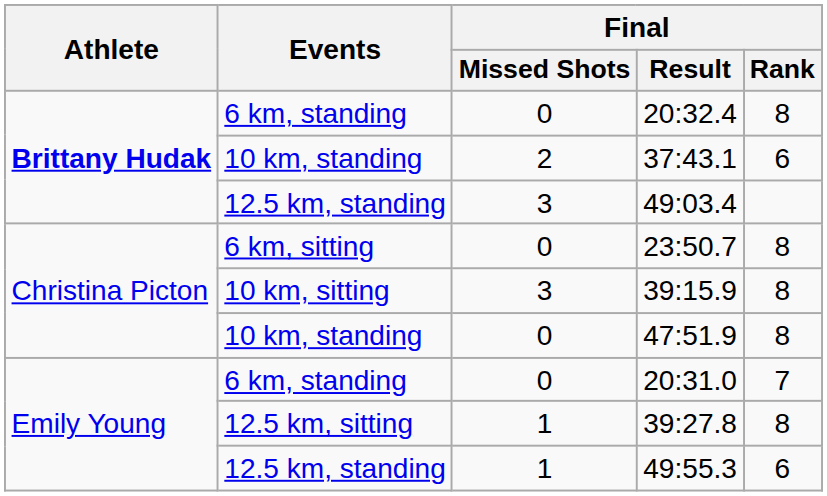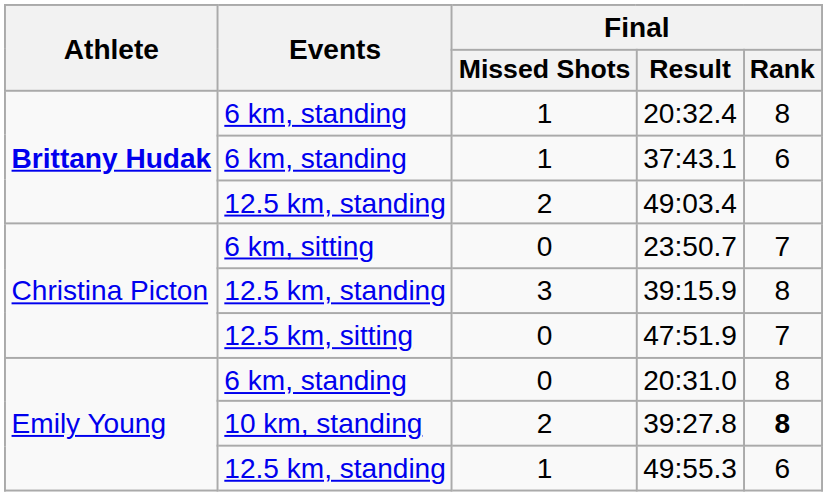(545, 114) 0 -> (545, 114) 1
(323, 158) 10 km, standing -> (316, 158) 6 km, standing
(545, 158) 2 -> (545, 158) 1
(545, 202) 3 -> (545, 202) 2
(782, 247) 8 -> (782, 247) 7
(307, 291) 10 km, sitting -> (335, 291) 12.5 km, standing
(323, 336) 10 km, standing -> (319, 336) 12.5 km, sitting
(782, 336) 8 -> (782, 336) 7
(782, 380) 7 -> (782, 380) 8
(319, 424) 12.5 km, sitting -> (323, 424) 10 km, standing
(545, 424) 1 -> (545, 424) 2
(782, 424) normal -> (782, 424) bold
